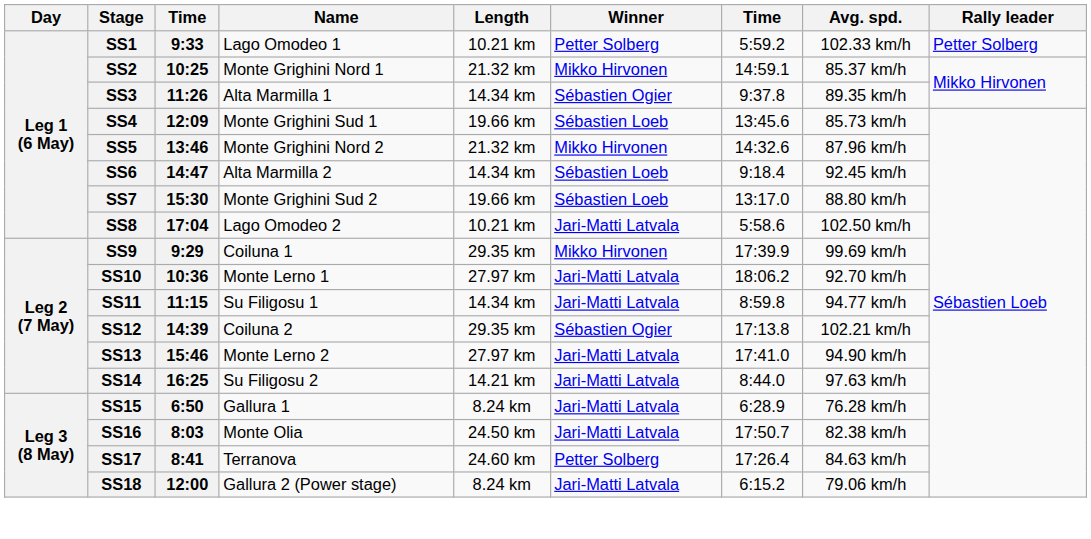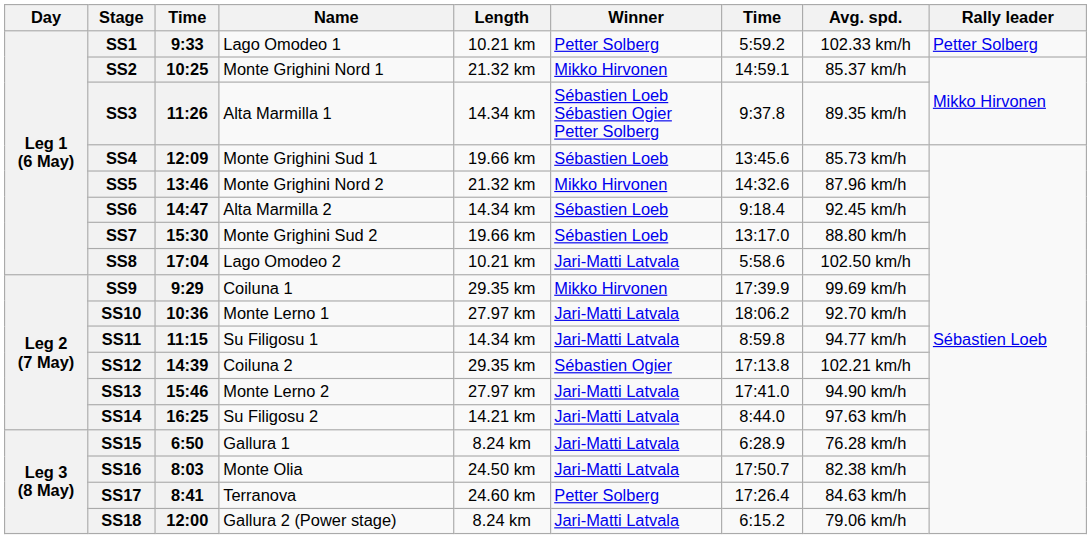(613, 96) Sébastien Ogier -> (613, 114) Sébastien Loeb Sébastien Ogier Petter Solberg
